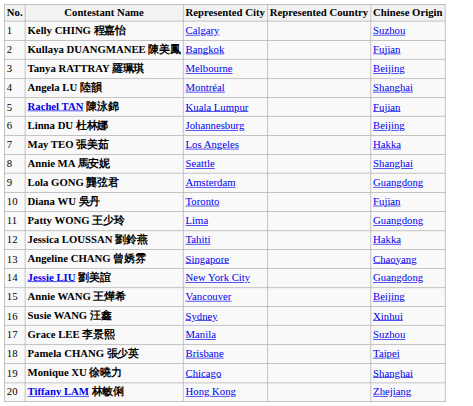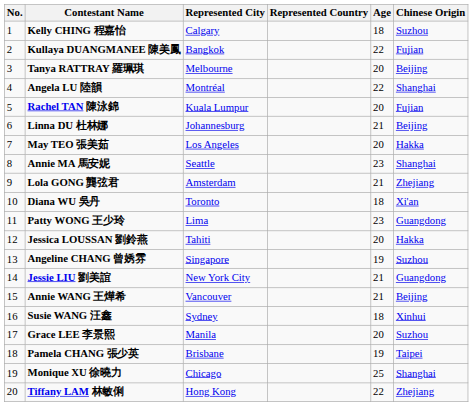+ column: (382, 13)
(398, 183) Guangdong -> (415, 183) Zhejiang
(387, 202) Fujian -> (407, 202) Xi'an
(395, 259) Chaoyang -> (412, 259) Suzhou
